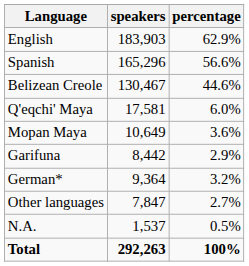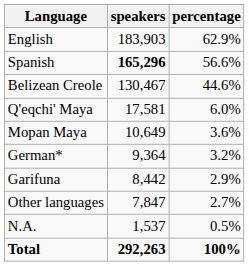(142, 62) normal -> (142, 62) bold
rows swapped: (35, 179) <-> (34, 156)
